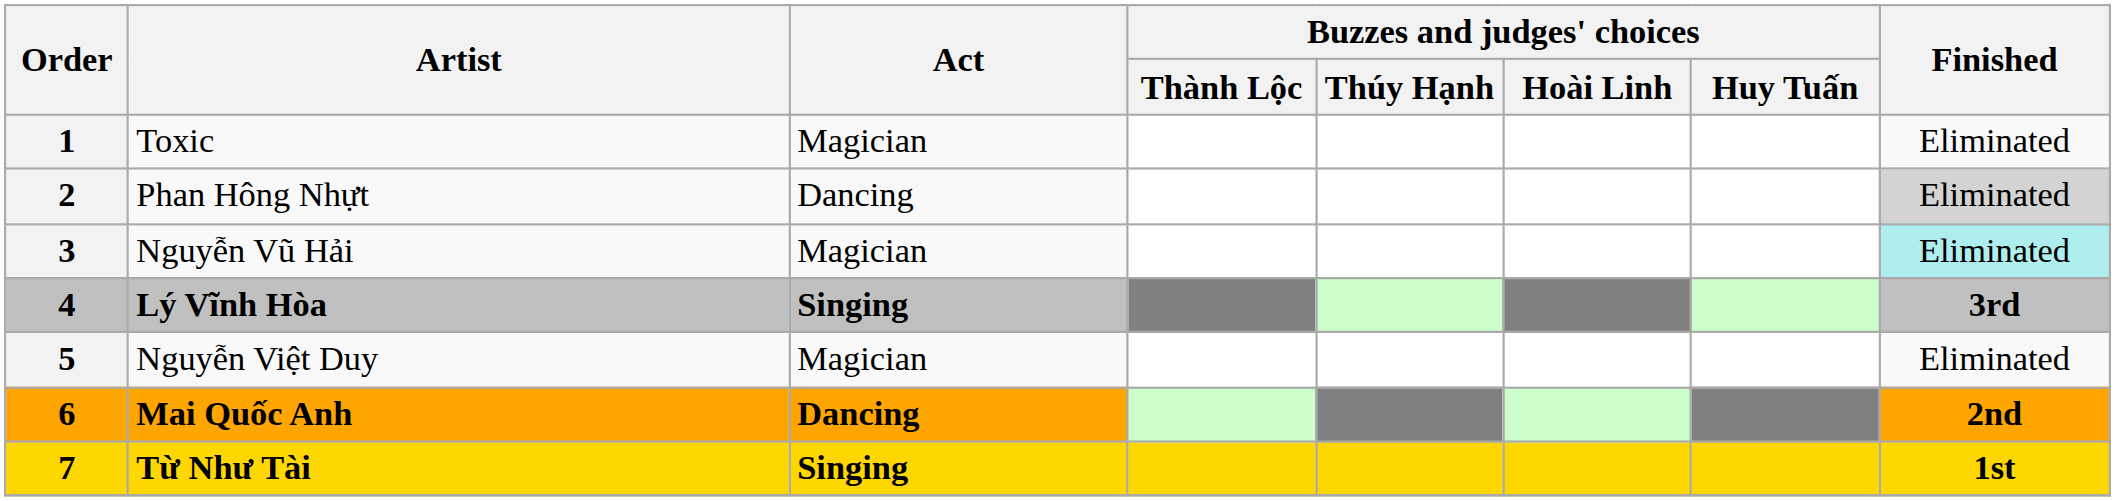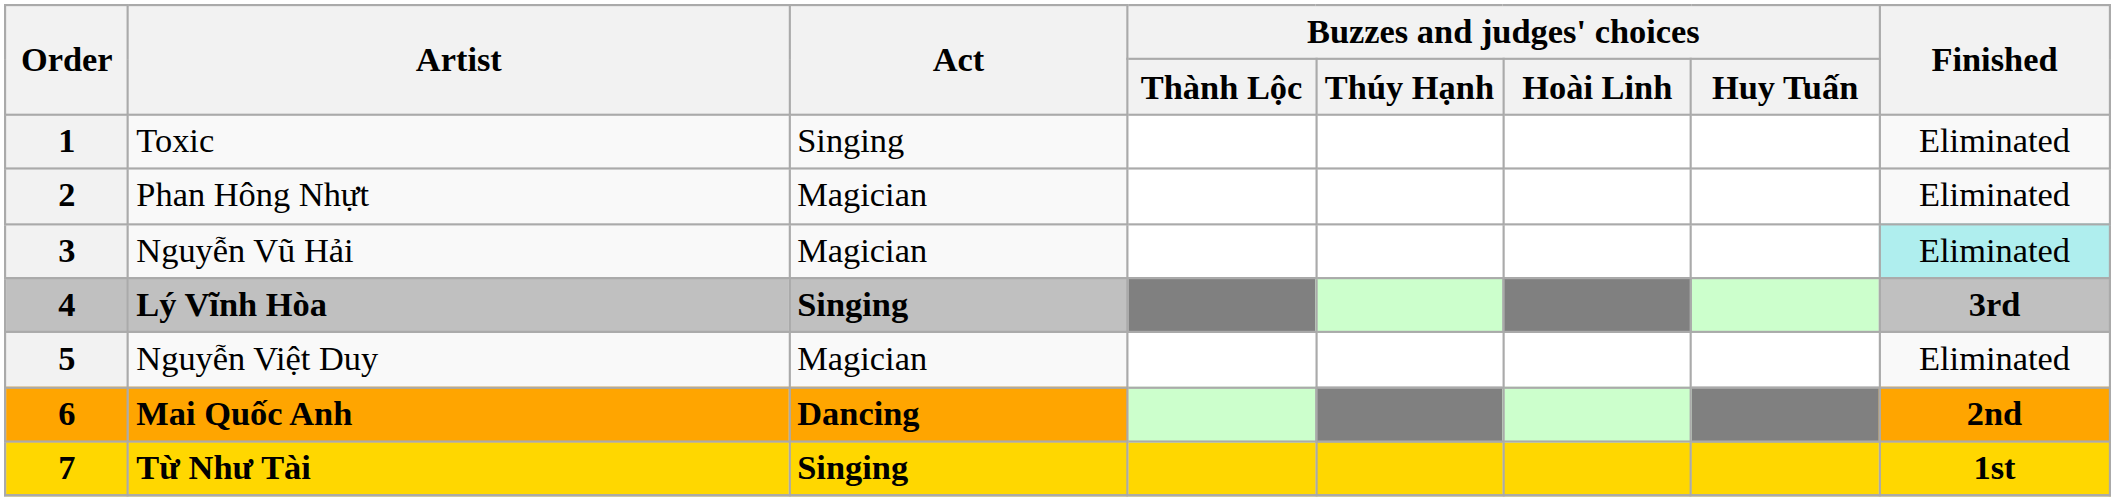(862, 140) Magician -> (851, 140) Singing
(855, 195) Dancing -> (862, 195) Magician
(1994, 195) lightgrey background -> (1994, 195) no background
